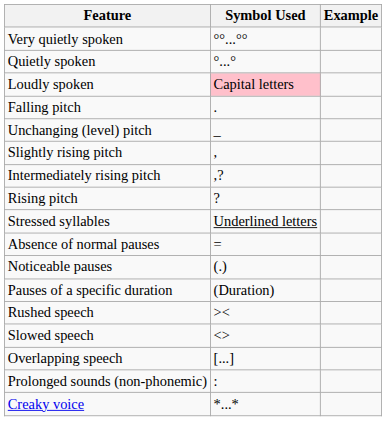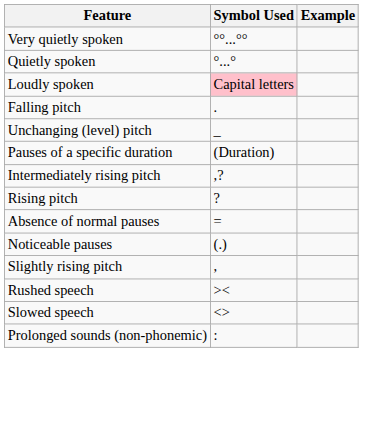rows swapped: (65, 152) <-> (90, 289)
- row: (59, 221)
- row: (65, 358)
- row: (46, 404)
